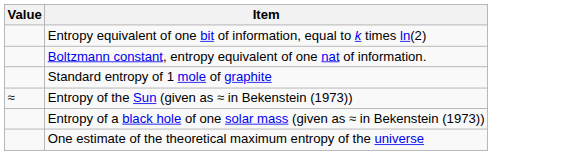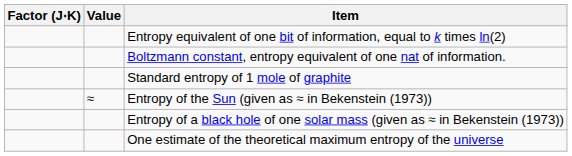+ column: (44, 15)
